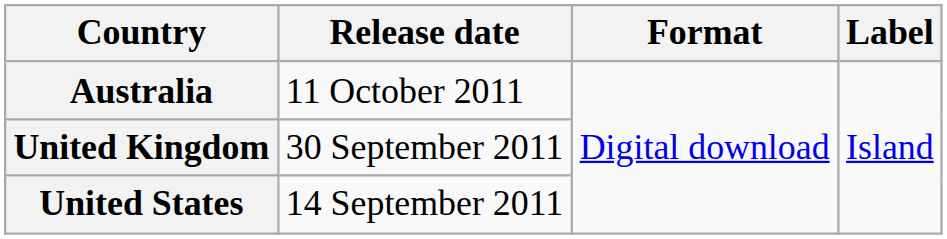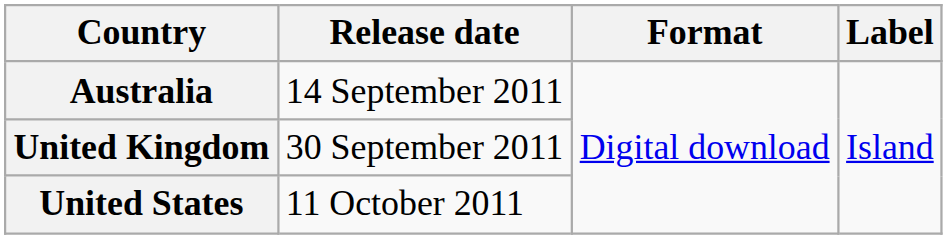(405, 89) 11 October 2011 -> (425, 89) 14 September 2011
(425, 203) 14 September 2011 -> (405, 203) 11 October 2011
